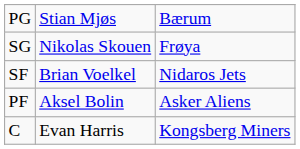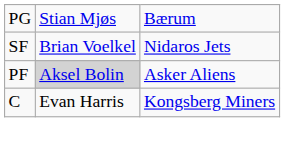- row: (20, 46)
(82, 102) no background -> (82, 74) lightgrey background
